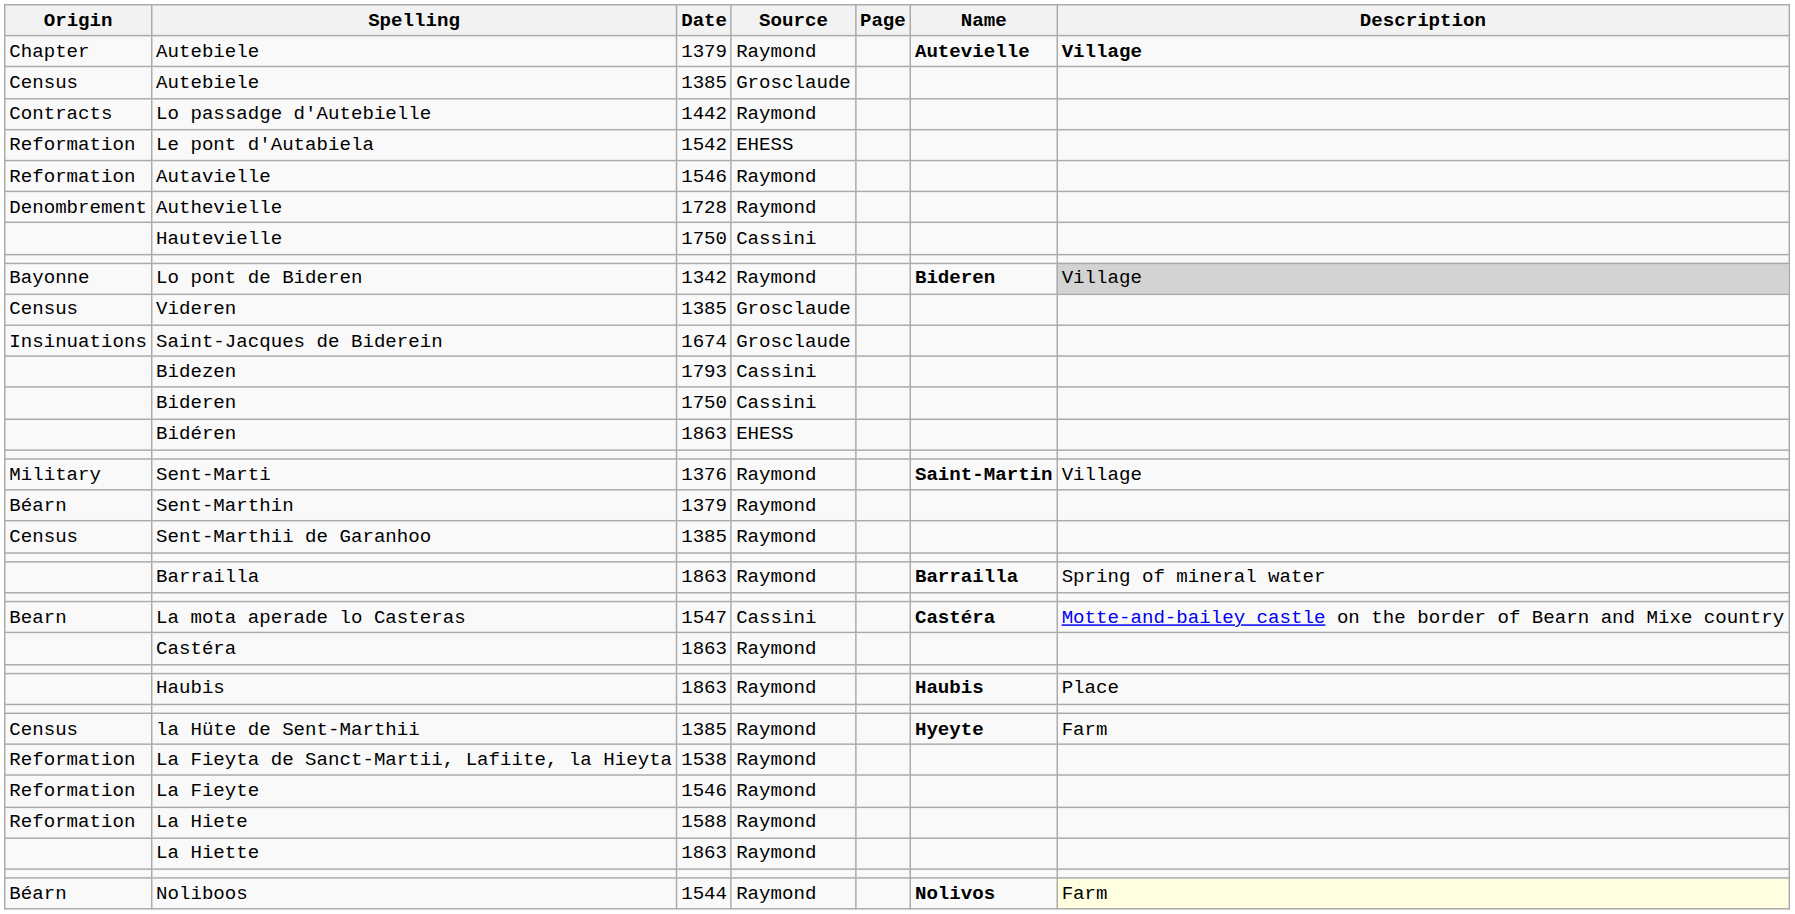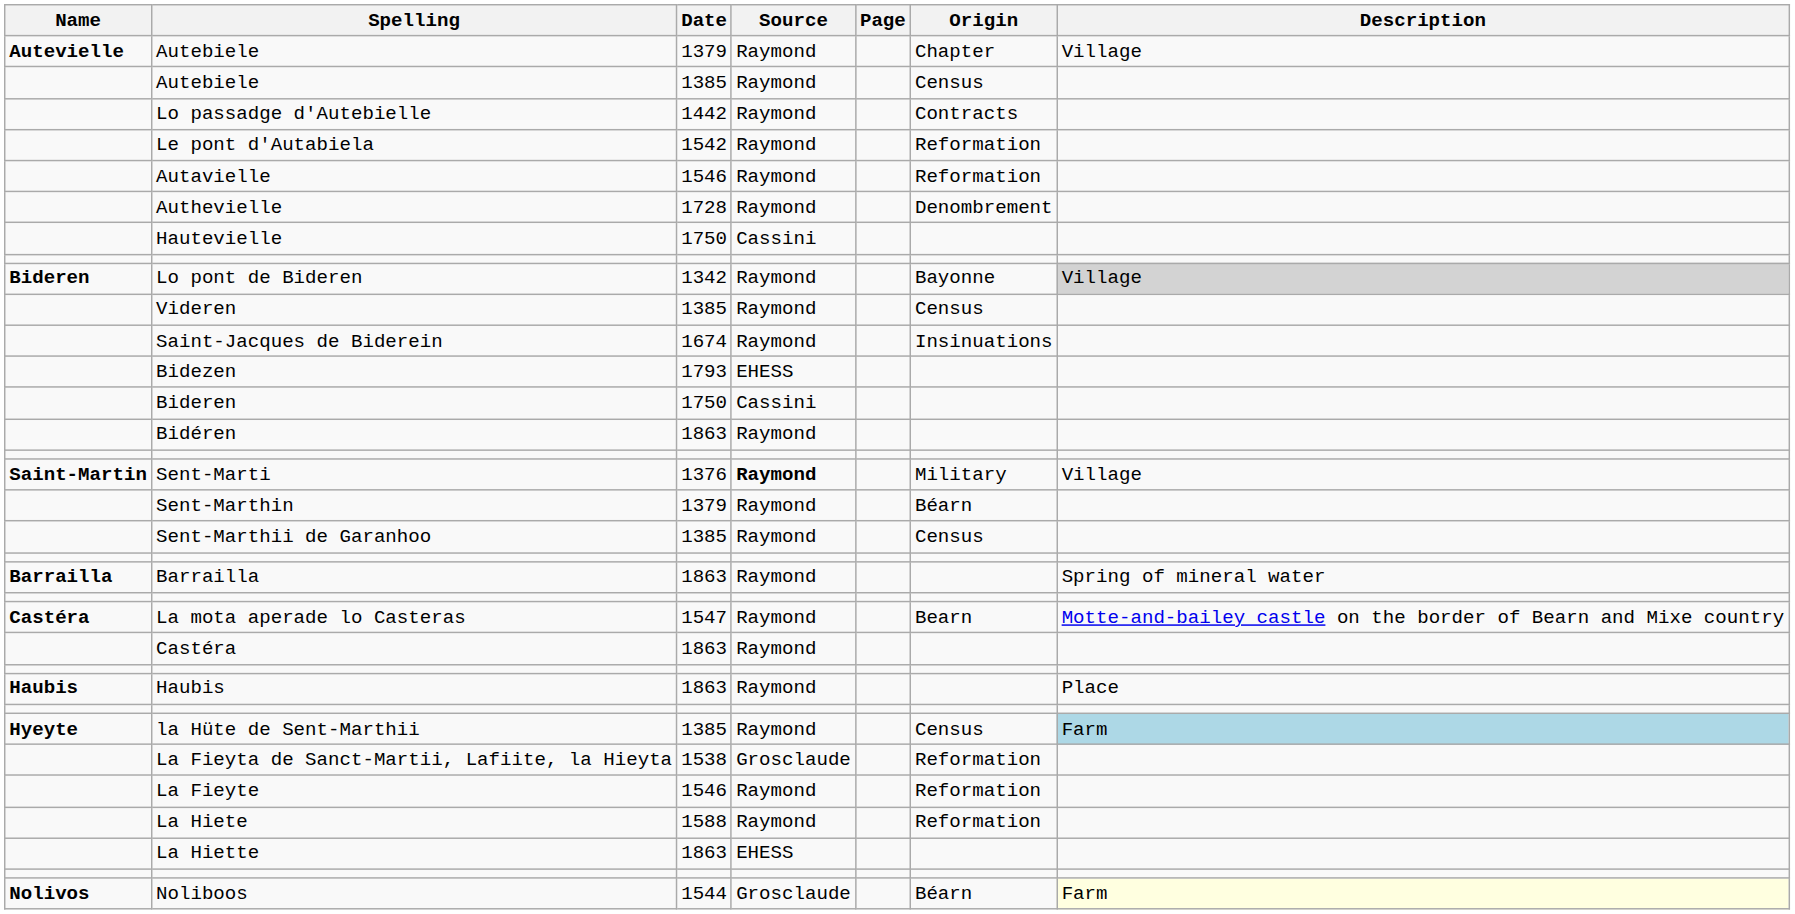columns swapped: (984, 20) <-> (78, 20)
(1102, 51) bold -> (1102, 51) normal
(793, 83) Grosclaude -> (776, 83) Raymond
(765, 145) EHESS -> (776, 145) Raymond
(793, 310) Grosclaude -> (776, 310) Raymond
(793, 341) Grosclaude -> (776, 341) Raymond
(776, 372) Cassini -> (765, 372) EHESS
(765, 434) EHESS -> (776, 434) Raymond
(776, 475) normal -> (776, 475) bold
(776, 617) Cassini -> (776, 617) Raymond
(1085, 729) no background -> (1085, 729) lightblue background
(776, 760) Raymond -> (793, 760) Grosclaude
(776, 854) Raymond -> (765, 854) EHESS
(776, 894) Raymond -> (793, 894) Grosclaude
